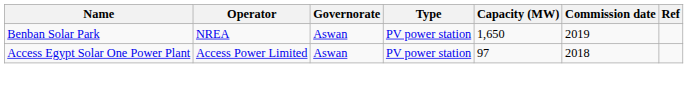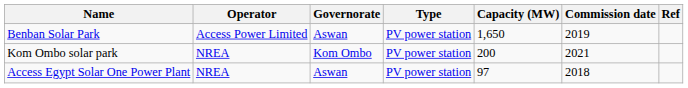(213, 33) NREA -> (252, 33) Access Power Limited
+ row: (62, 53)
(252, 53) Access Power Limited -> (213, 72) NREA
